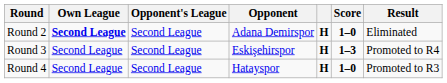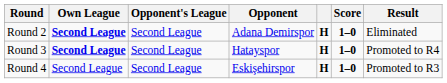(87, 50) normal -> (89, 50) bold
(263, 50) Eskişehirspor -> (256, 50) Hatayspor
(347, 50) 1–3 -> (347, 50) 1–0
(256, 68) Hatayspor -> (263, 68) Eskişehirspor
